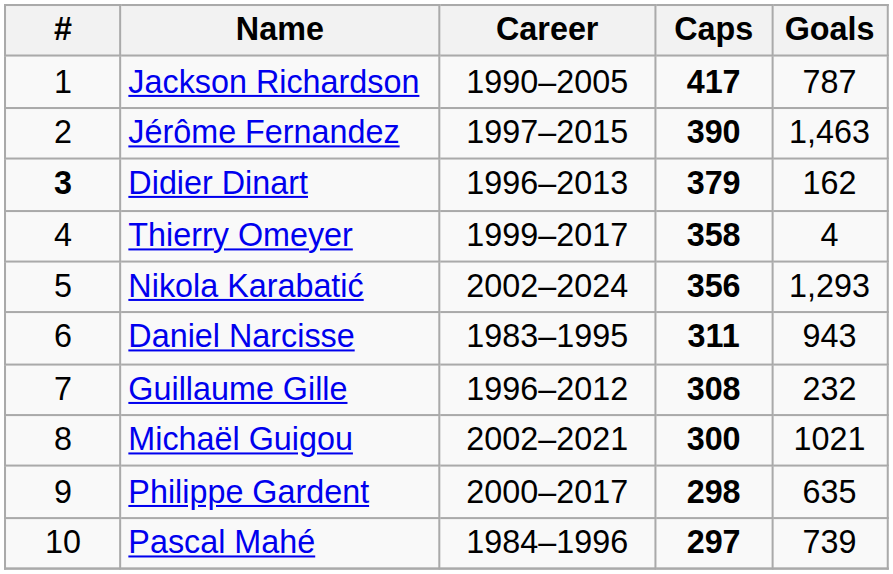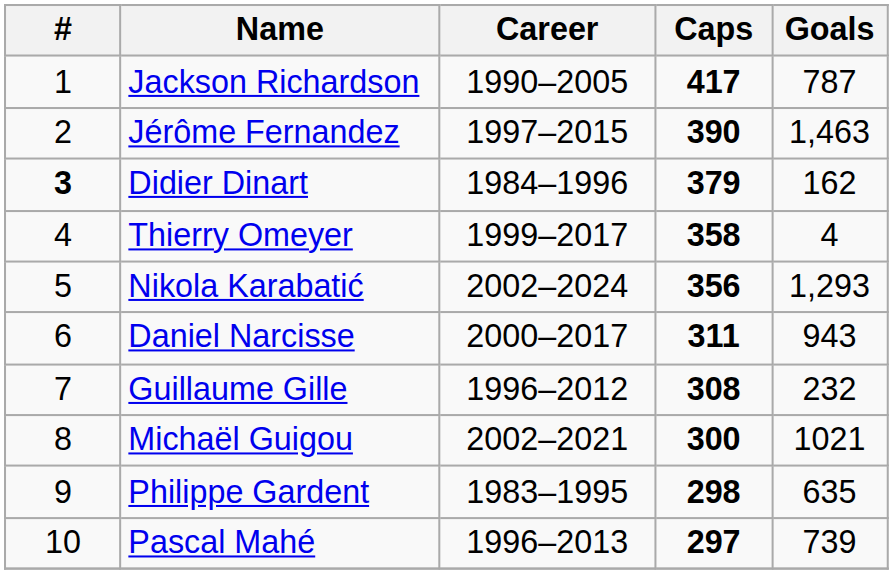(547, 183) 1996–2013 -> (547, 183) 1984–1996
(547, 337) 1983–1995 -> (547, 337) 2000–2017
(547, 491) 2000–2017 -> (547, 491) 1983–1995
(547, 542) 1984–1996 -> (547, 542) 1996–2013
